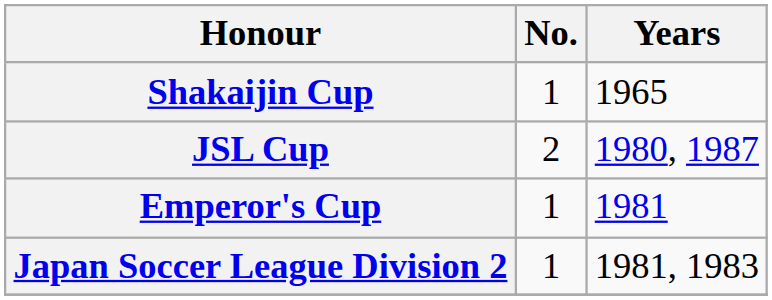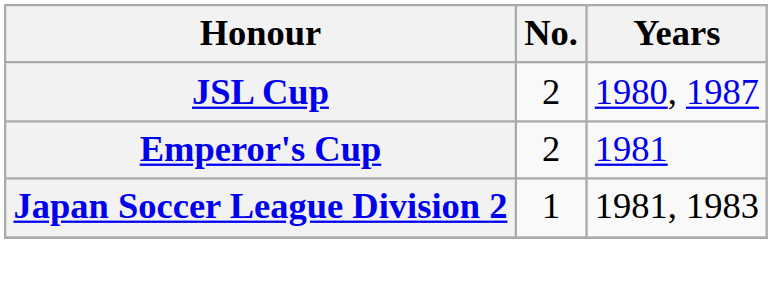- row: (260, 91)
(551, 206) 1 -> (551, 149) 2
